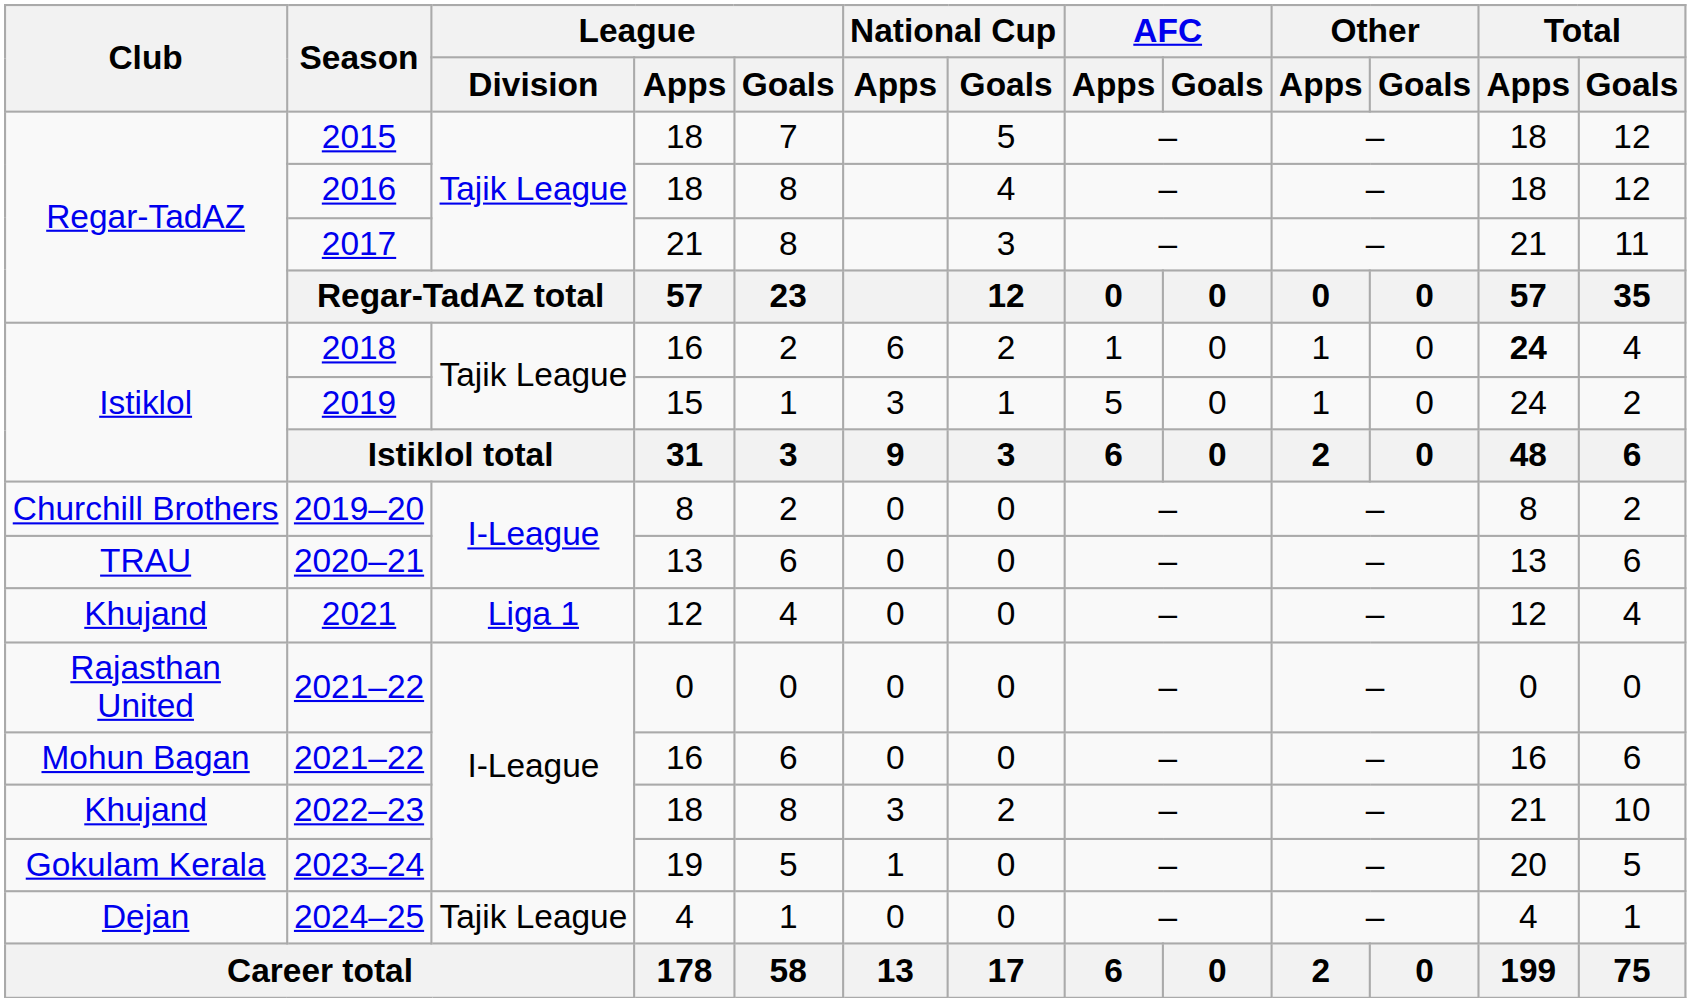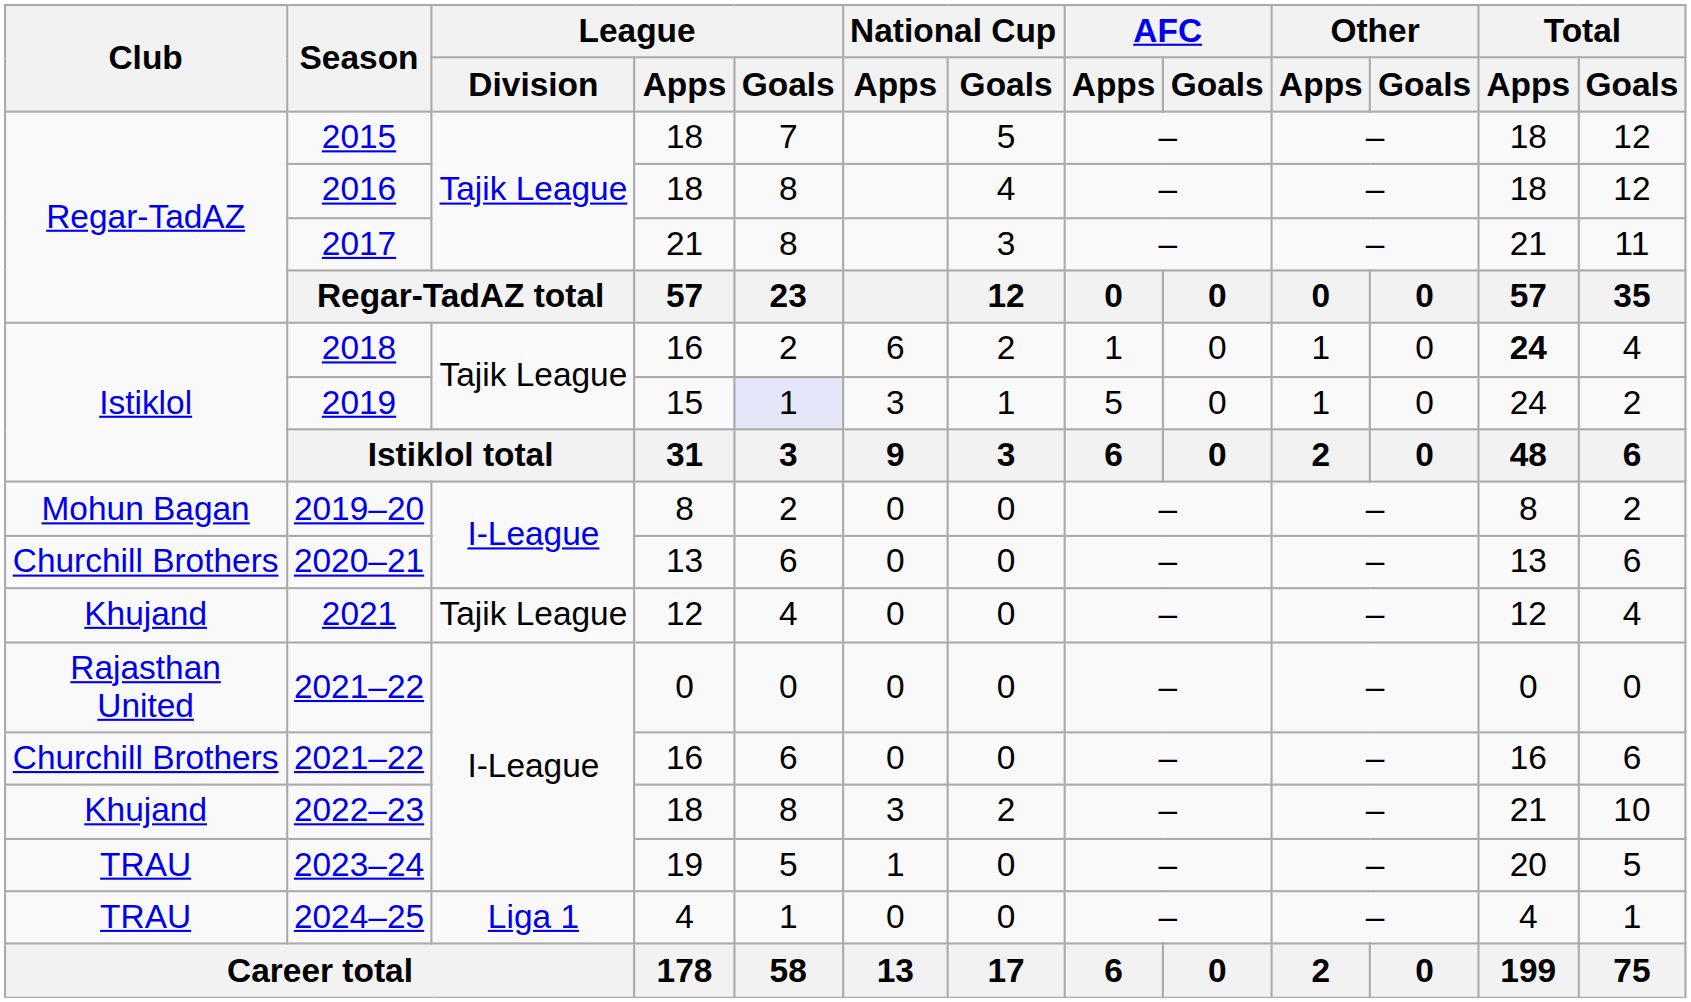(788, 402) no background -> (788, 402) lavender background
(146, 508) Churchill Brothers -> (146, 508) Mohun Bagan
(146, 561) TRAU -> (146, 561) Churchill Brothers
(533, 614) Liga 1 -> (533, 614) Tajik League
(146, 758) Mohun Bagan -> (146, 758) Churchill Brothers
(146, 864) Gokulam Kerala -> (146, 864) TRAU
(146, 917) Dejan -> (146, 917) TRAU
(533, 917) Tajik League -> (533, 917) Liga 1
